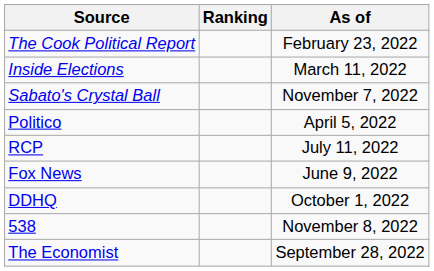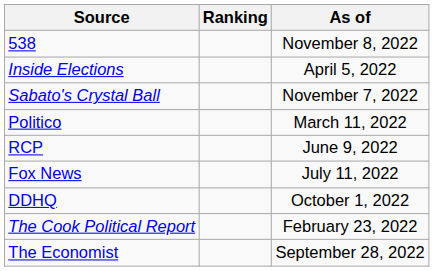rows swapped: (102, 43) <-> (22, 226)
(350, 69) March 11, 2022 -> (350, 69) April 5, 2022
(350, 122) April 5, 2022 -> (350, 122) March 11, 2022
(350, 148) July 11, 2022 -> (350, 148) June 9, 2022
(350, 174) June 9, 2022 -> (350, 174) July 11, 2022
